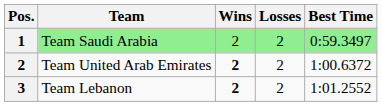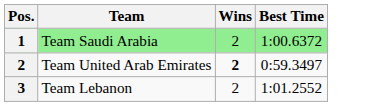- column: (280, 16)
(341, 40) 0:59.3497 -> (291, 40) 1:00.6372
(341, 64) 1:00.6372 -> (291, 64) 0:59.3497
(235, 88) bold -> (235, 88) normal
